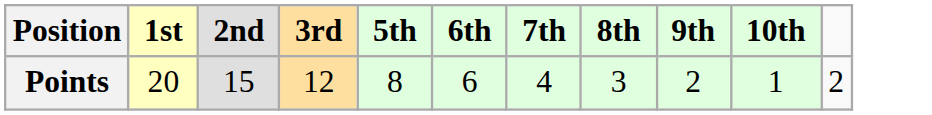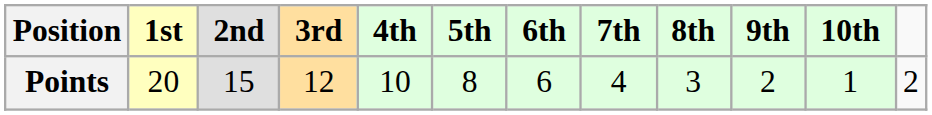+ column: (395, 30)
